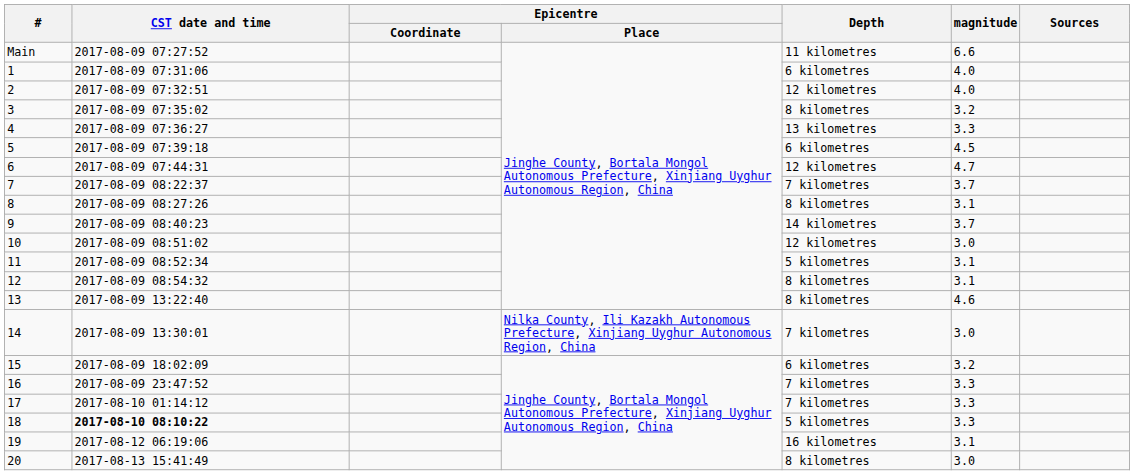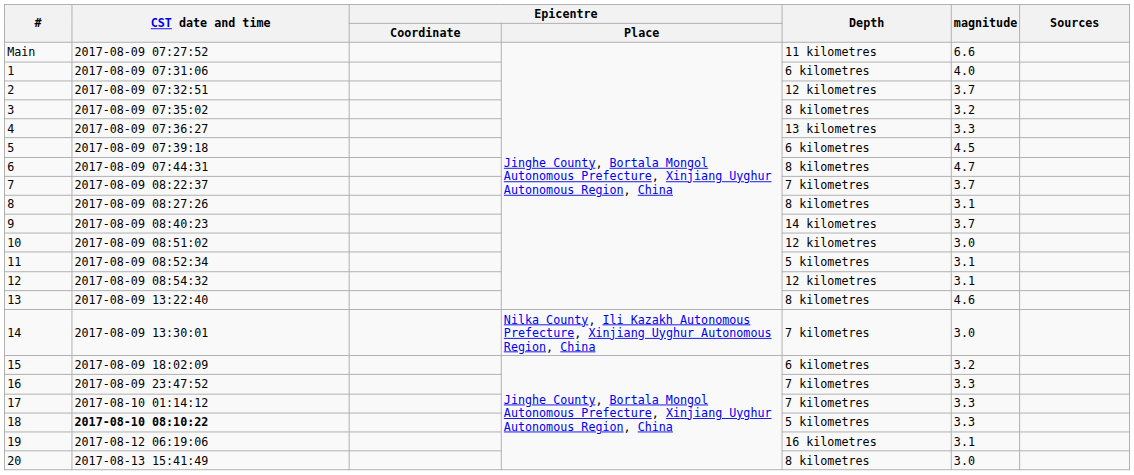(964, 90) 4.0 -> (964, 90) 3.7
(831, 167) 12 kilometres -> (827, 167) 8 kilometres
(827, 281) 8 kilometres -> (831, 281) 12 kilometres
